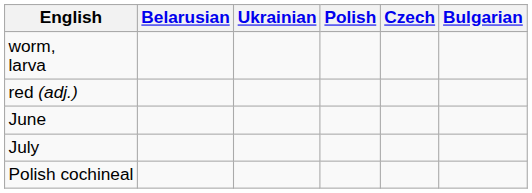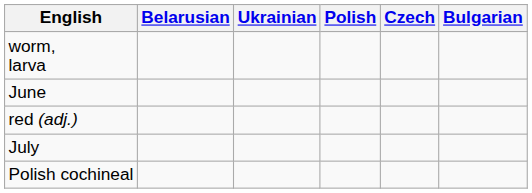rows swapped: (43, 92) <-> (27, 119)
